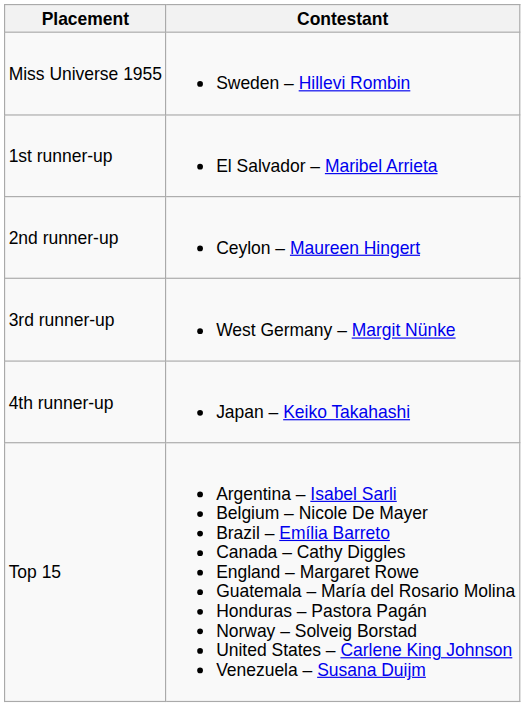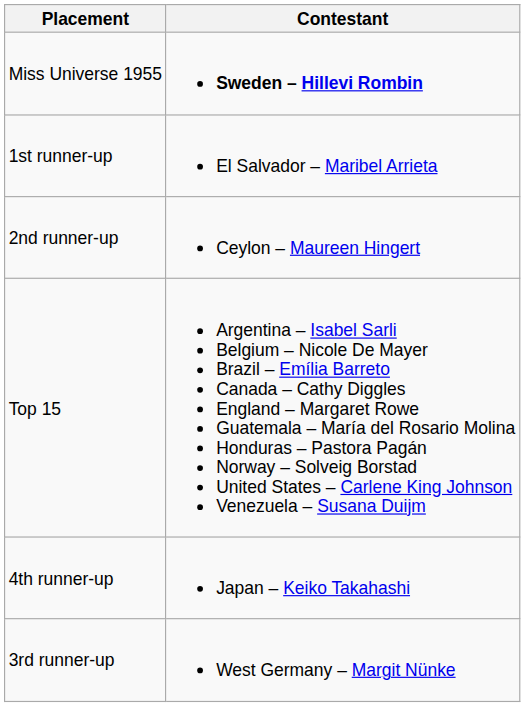(343, 83) normal -> (343, 83) bold
rows swapped: (62, 320) <-> (35, 572)
